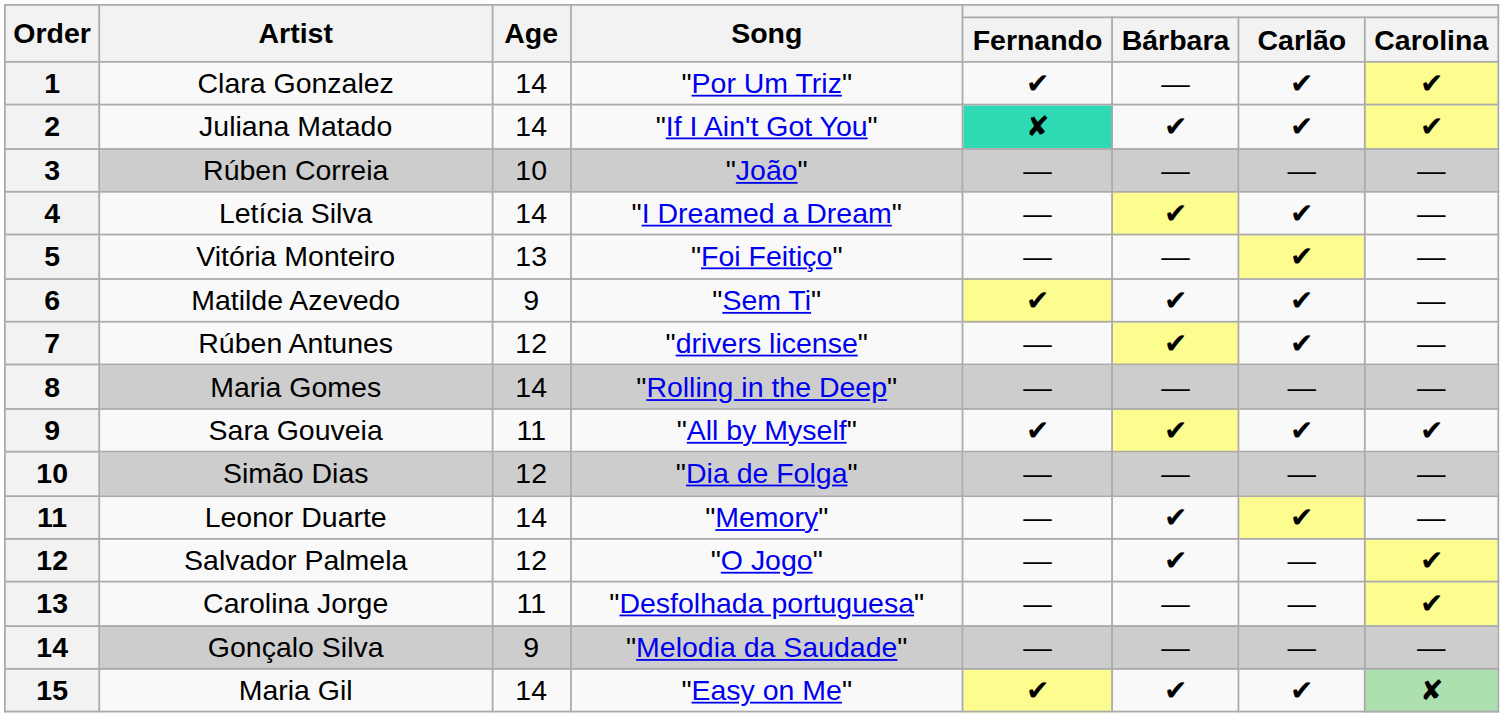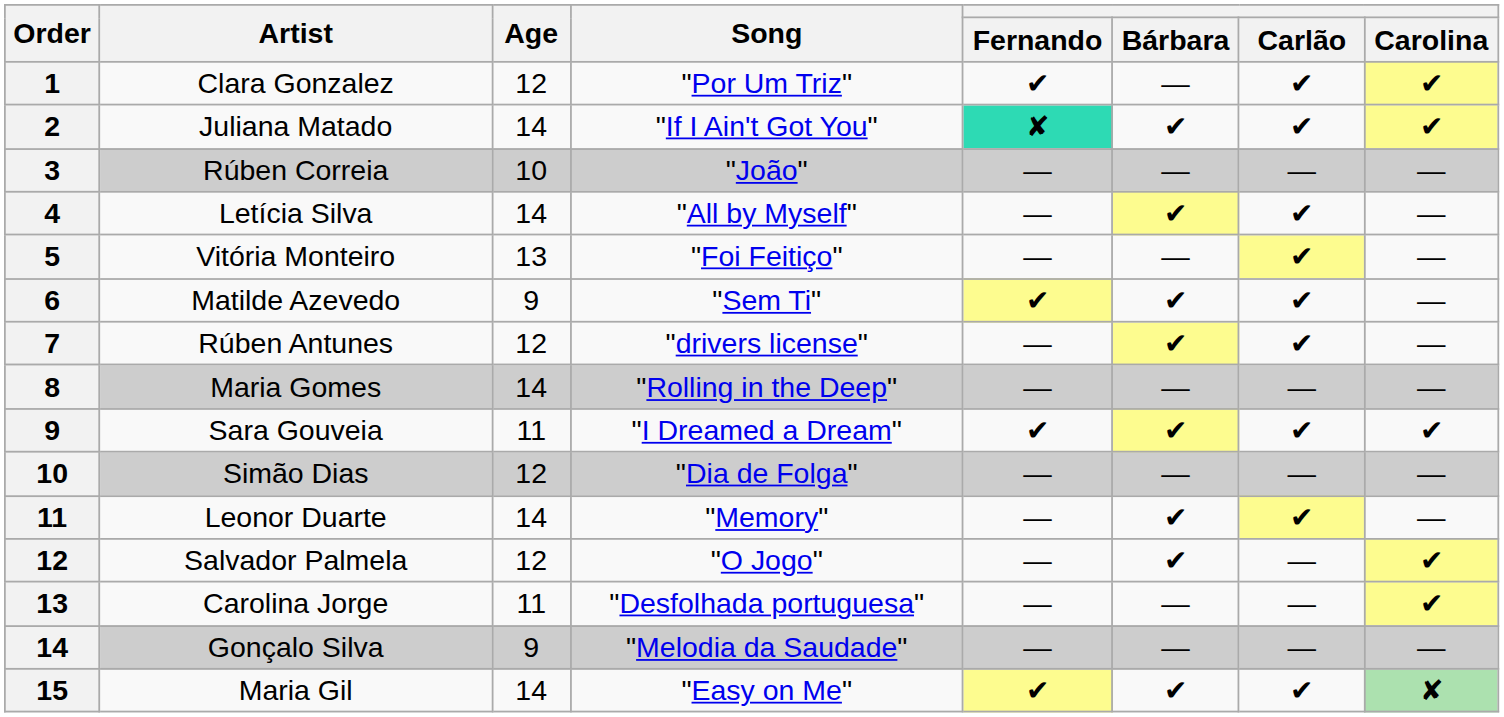(531, 83) 14 -> (531, 83) 12
(767, 213) "I Dreamed a Dream" -> (767, 213) "All by Myself"
(767, 430) "All by Myself" -> (767, 430) "I Dreamed a Dream"
